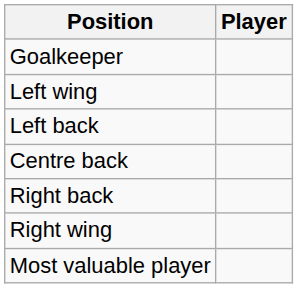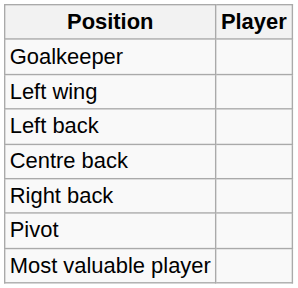- row: (61, 230)
+ row: (34, 230)
